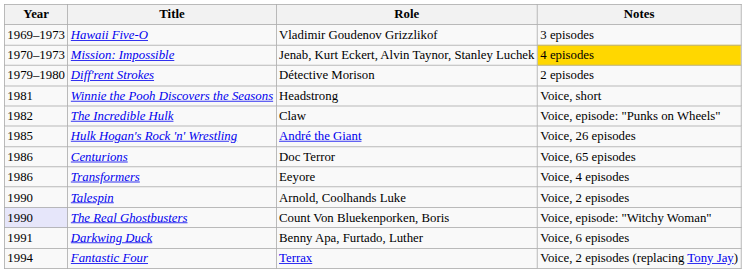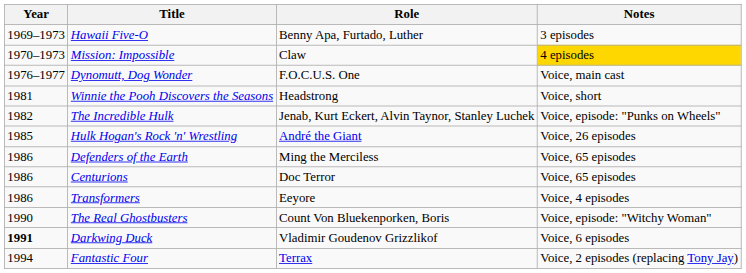(358, 34) Vladimir Goudenov Grizzlikof -> (351, 34) Benny Apa, Furtado, Luther
(407, 55) Jenab, Kurt Eckert, Alvin Taynor, Stanley Luchek -> (293, 55) Claw
+ row: (132, 75)
- row: (112, 75)
(293, 116) Claw -> (407, 116) Jenab, Kurt Eckert, Alvin Taynor, Stanley Luchek
+ row: (129, 156)
- row: (92, 197)
(20, 217) lavender background -> (20, 217) no background
(20, 237) normal -> (20, 237) bold
(351, 237) Benny Apa, Furtado, Luther -> (358, 237) Vladimir Goudenov Grizzlikof
